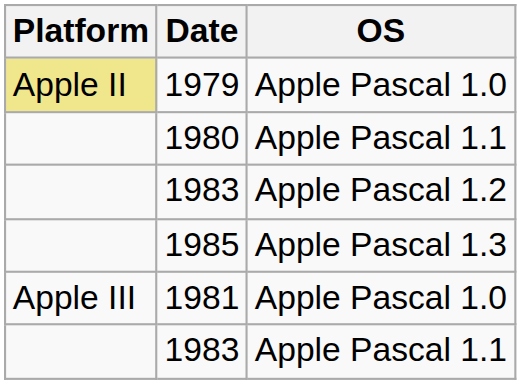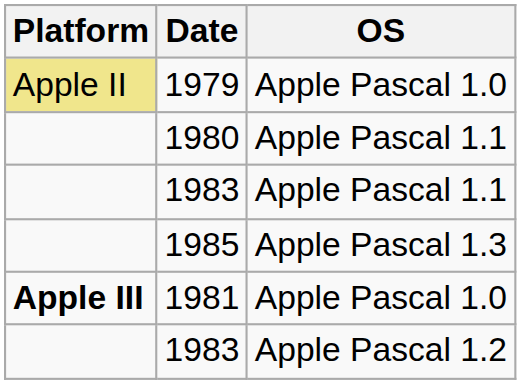rows swapped: (202, 191) <-> (202, 350)
(74, 297) normal -> (78, 297) bold
